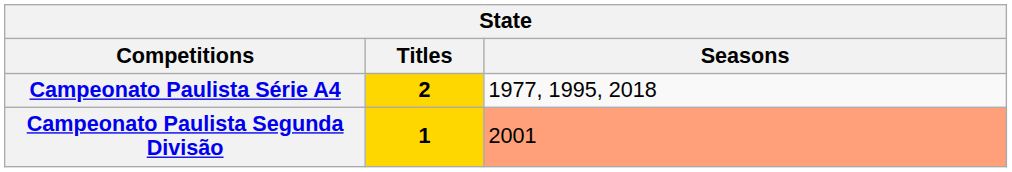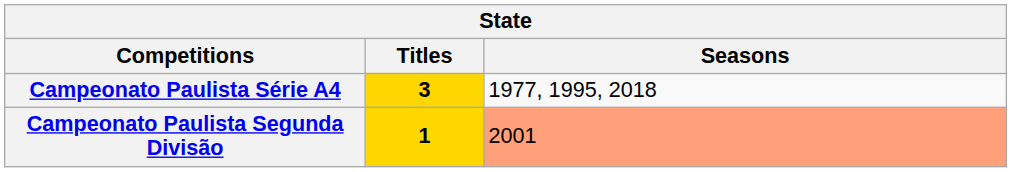(425, 90) 2 -> (425, 90) 3
